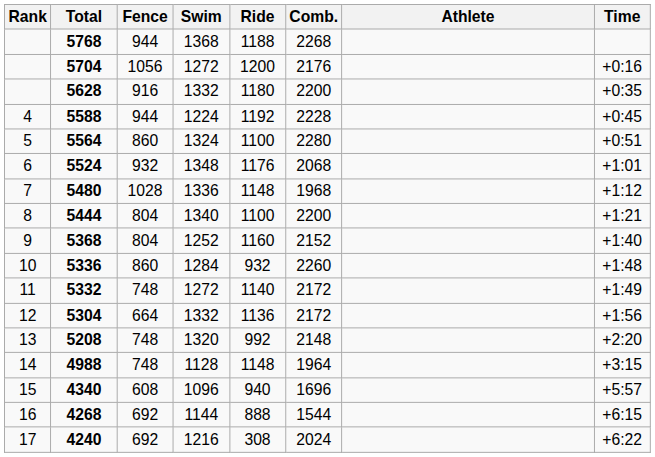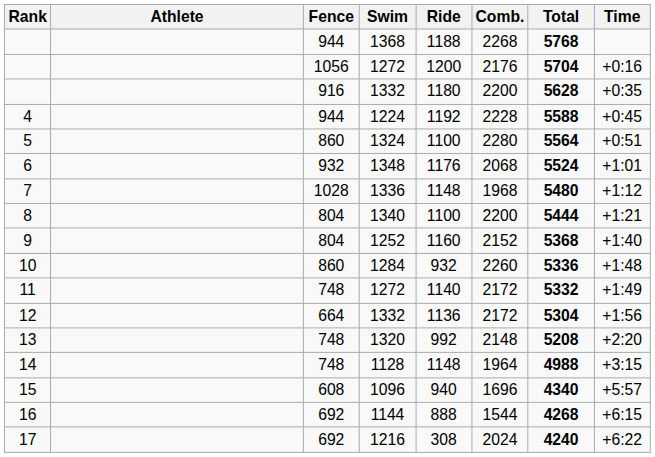columns swapped: (468, 16) <-> (84, 16)
